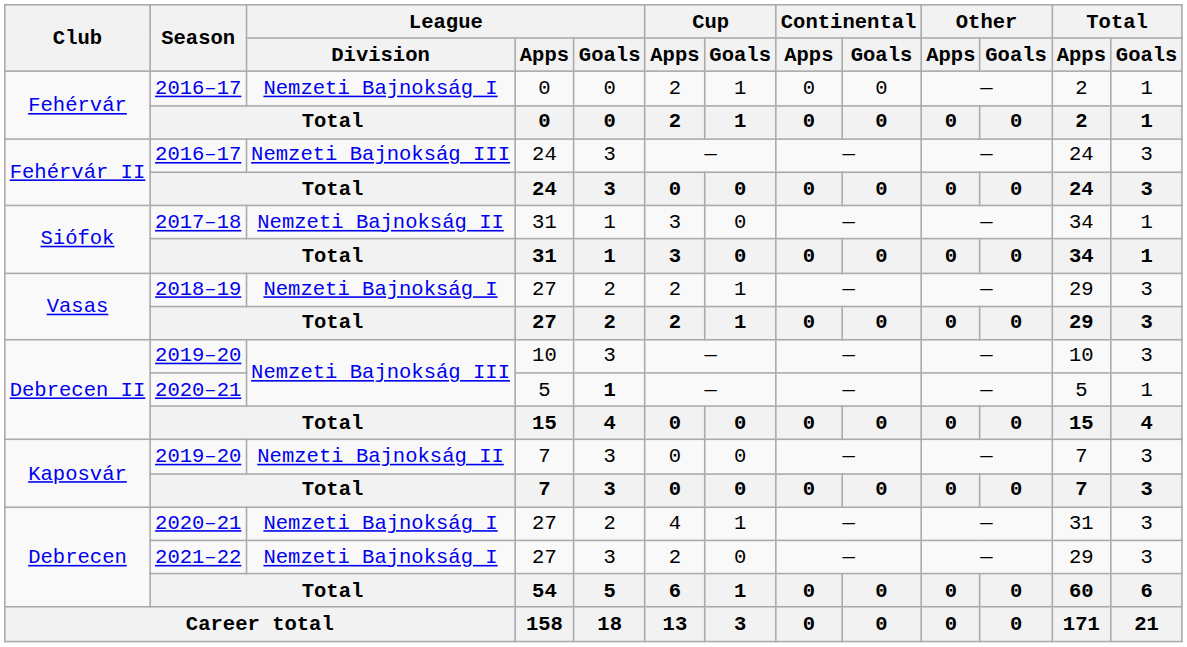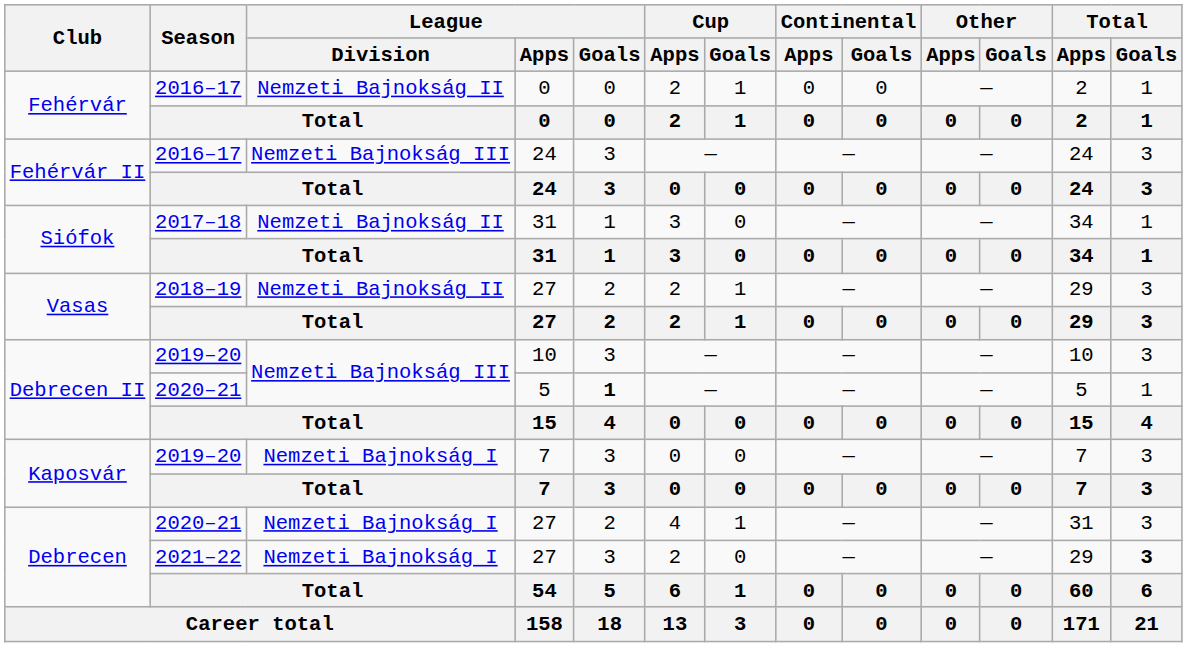(381, 88) Nemzeti Bajnokság I -> (381, 88) Nemzeti Bajnokság II
(381, 289) Nemzeti Bajnokság I -> (381, 289) Nemzeti Bajnokság II
(381, 457) Nemzeti Bajnokság II -> (381, 457) Nemzeti Bajnokság I
(1147, 557) normal -> (1147, 557) bold
